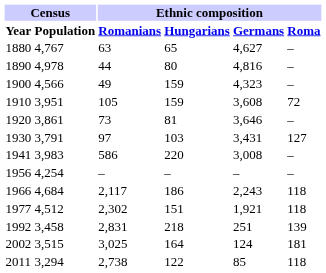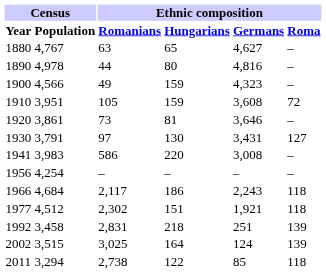(174, 137) 103 -> (174, 137) 130
(297, 244) 181 -> (297, 244) 139
